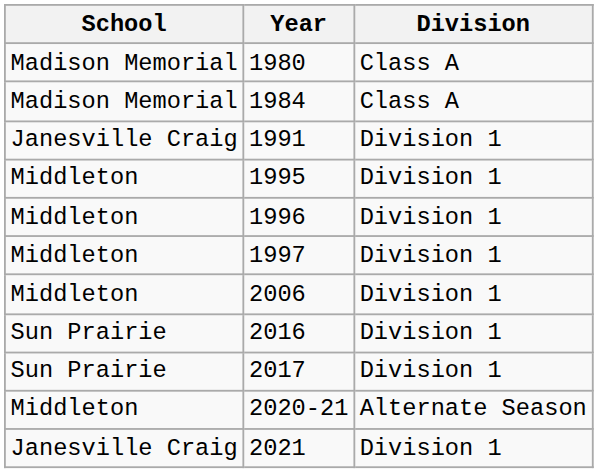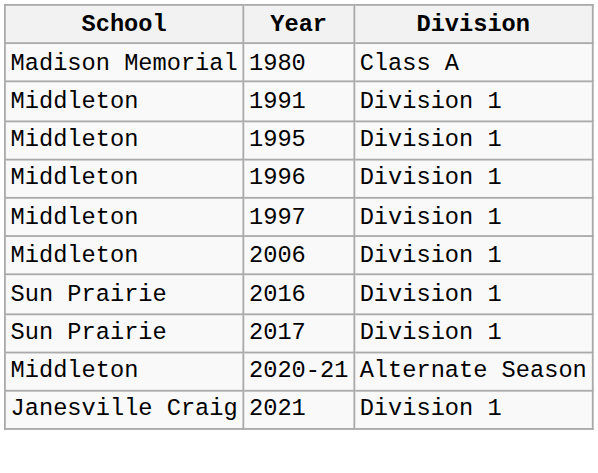- row: (277, 101)
(124, 140) Janesville Craig -> (74, 101) Middleton
